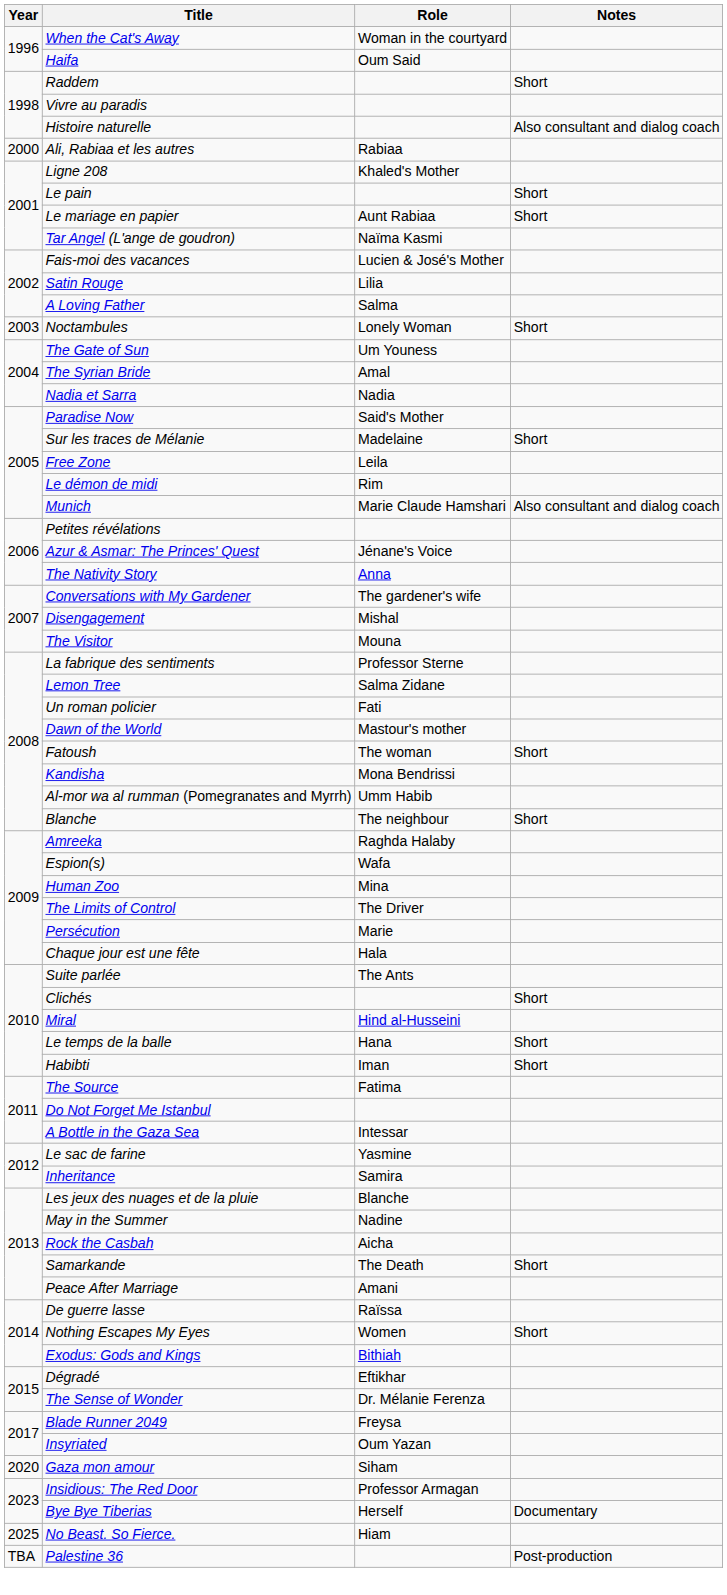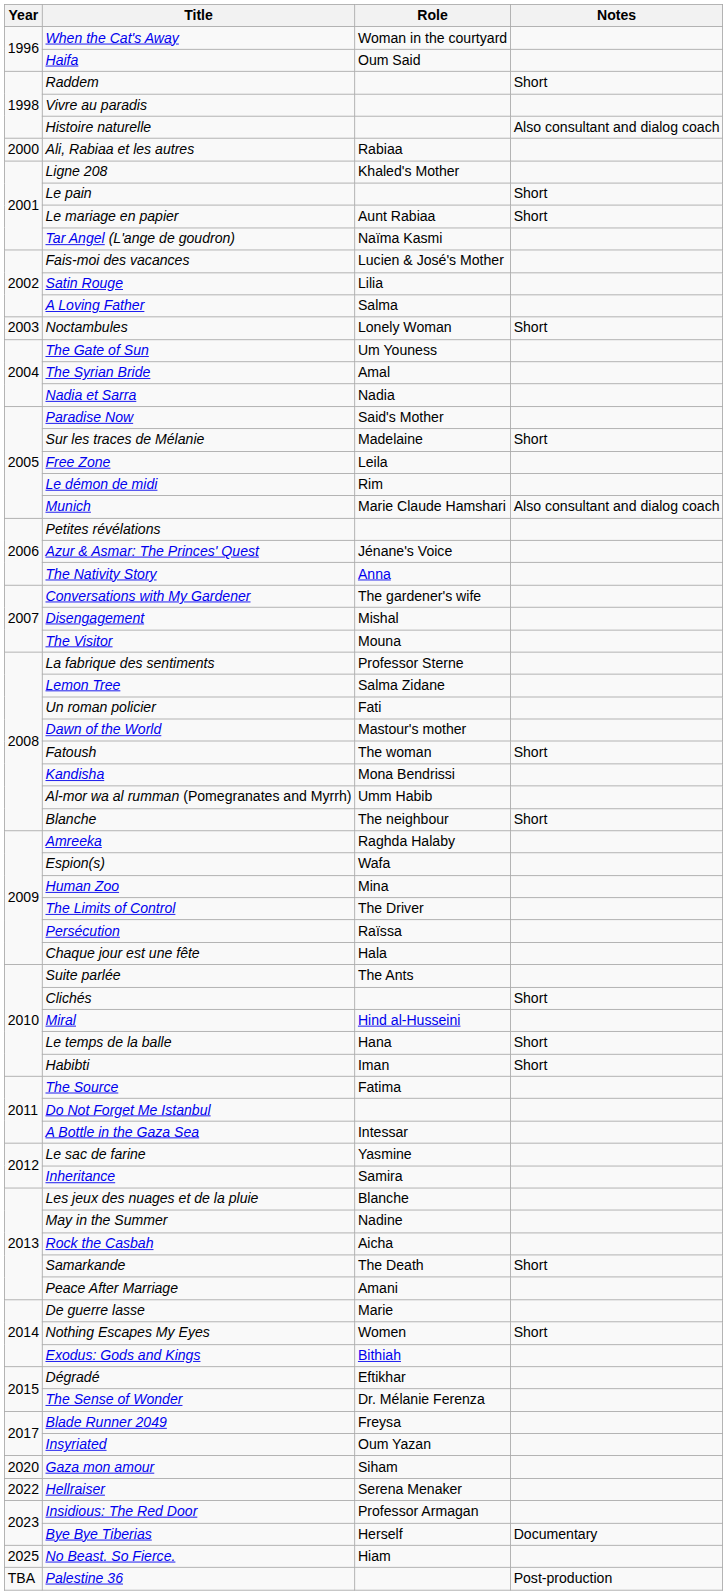(376, 931) Marie -> (380, 931) Raïssa
(380, 1310) Raïssa -> (376, 1310) Marie
+ row: (75, 1489)
